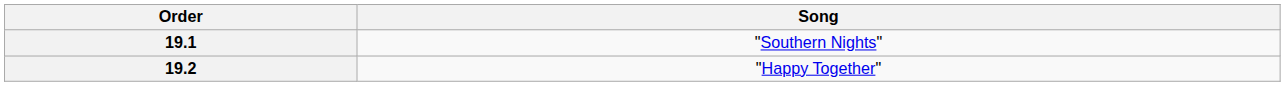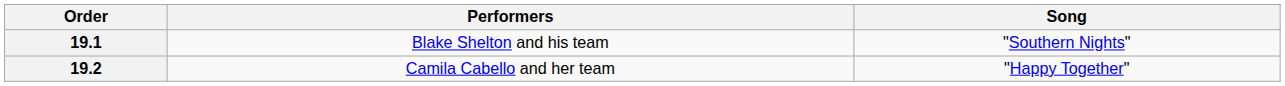+ column: (510, 17)
